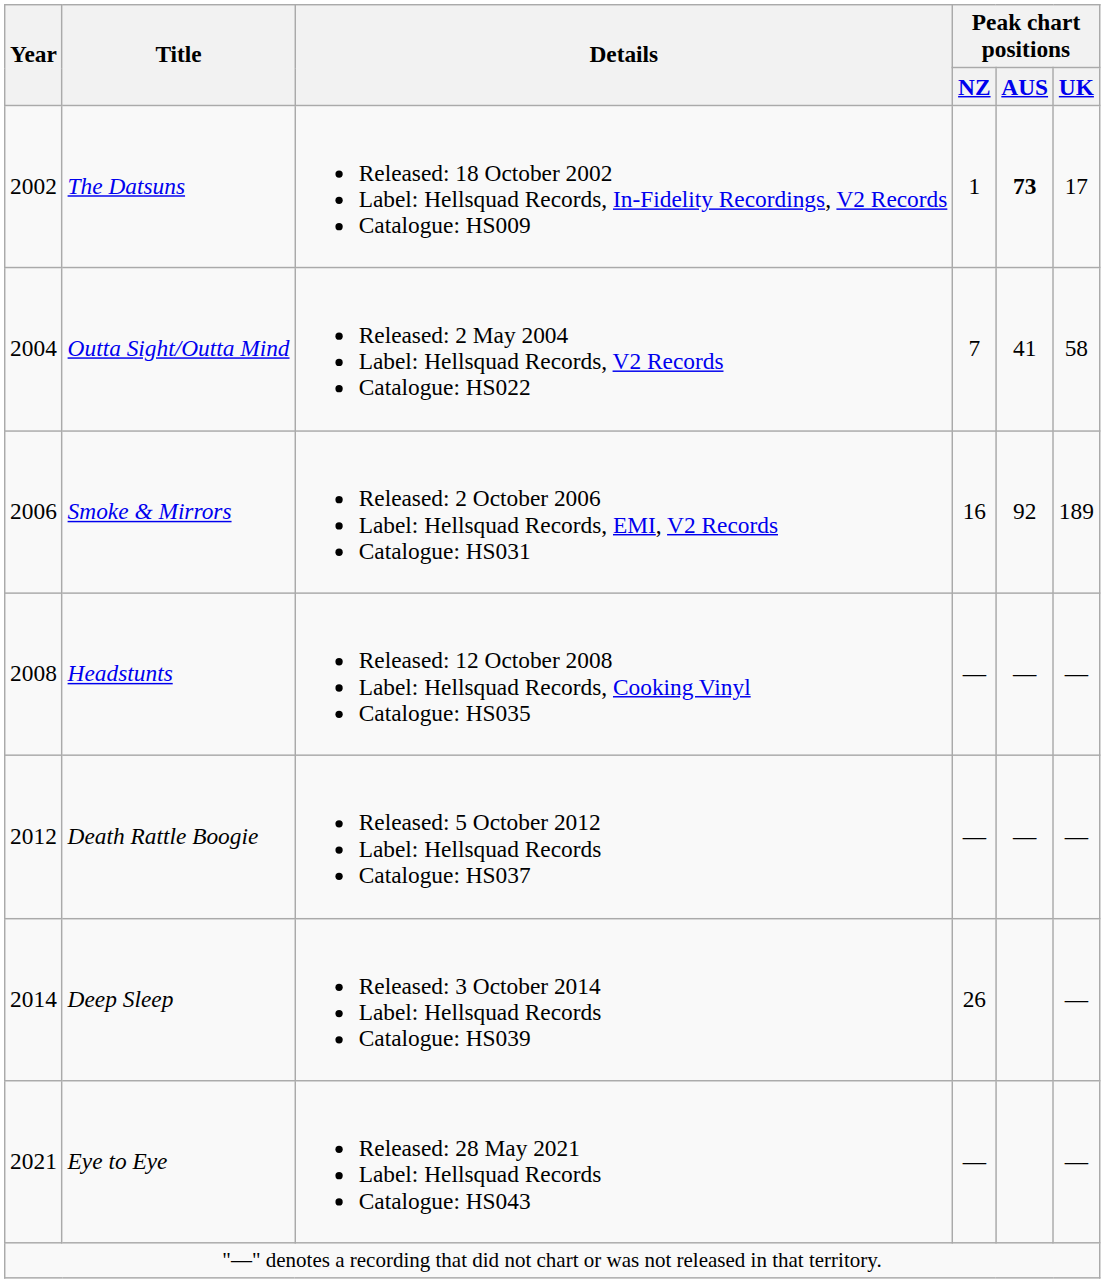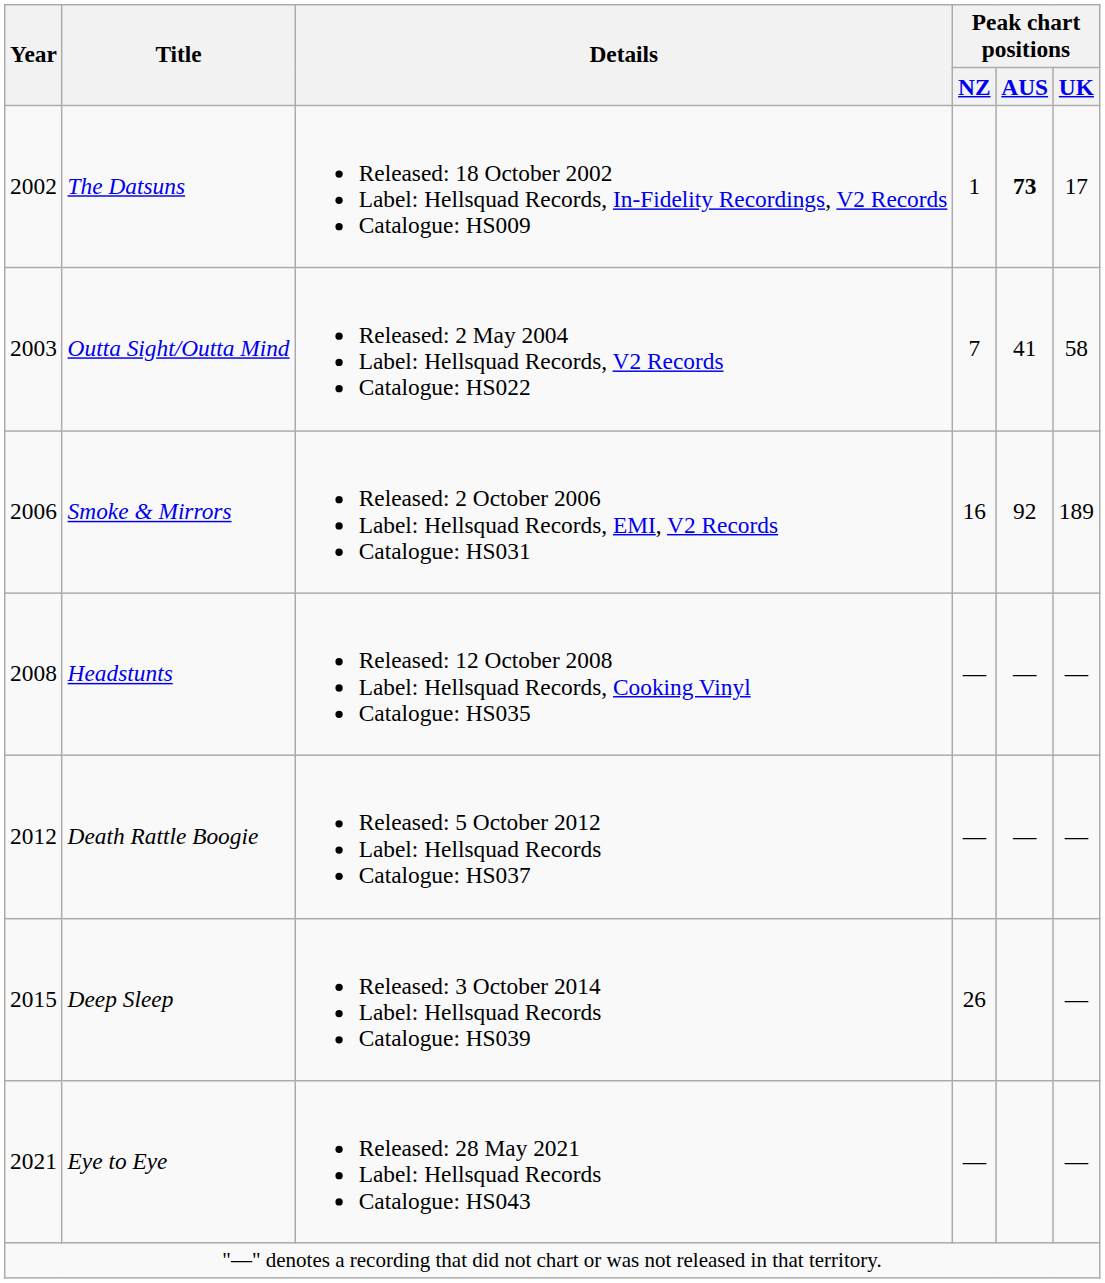(33, 348) 2004 -> (33, 348) 2003
(33, 999) 2014 -> (33, 999) 2015
